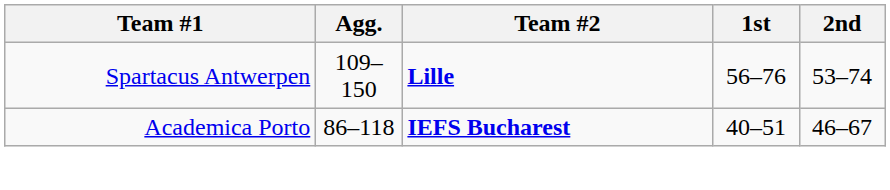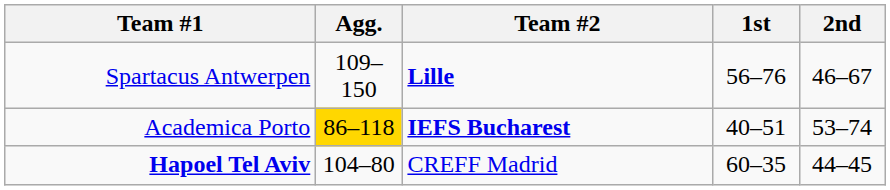(842, 75) 53–74 -> (842, 75) 46–67
(359, 126) no background -> (359, 126) gold background
(842, 126) 46–67 -> (842, 126) 53–74
+ row: (230, 164)
